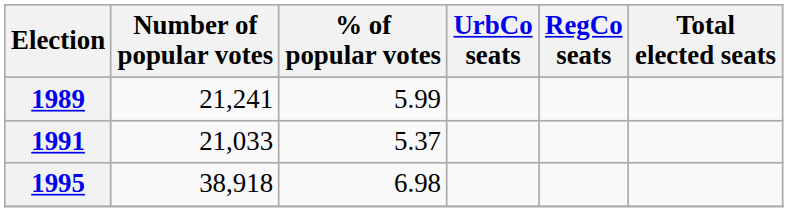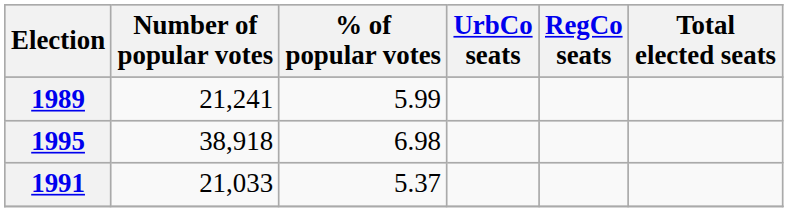rows swapped: (58, 141) <-> (58, 183)
